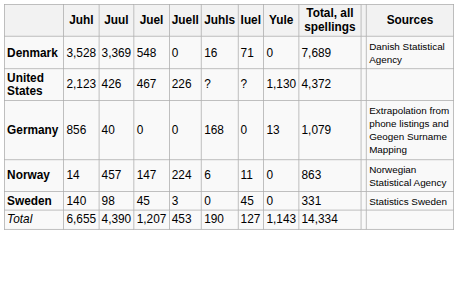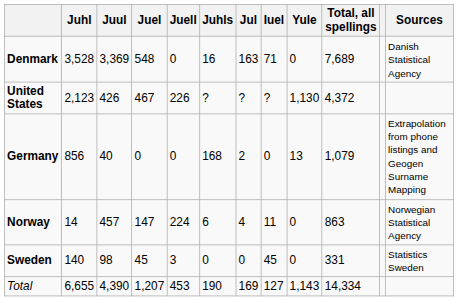+ column: (248, 20)
